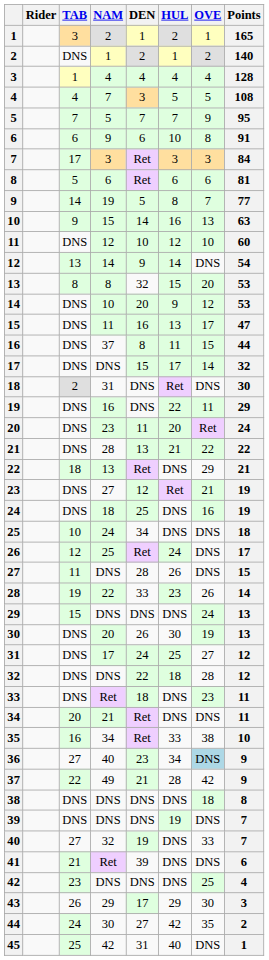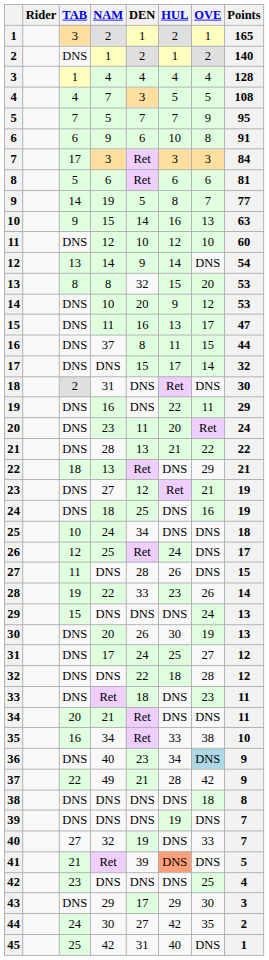(75, 759) 27 -> (75, 759) DNS
(175, 862) no background -> (175, 862) lightsalmon background
(244, 862) 6 -> (244, 862) 5
(75, 903) 26 -> (75, 903) DNS
